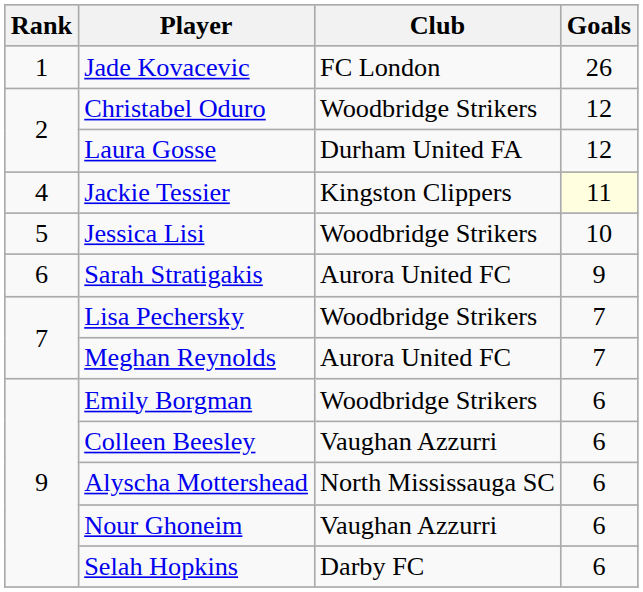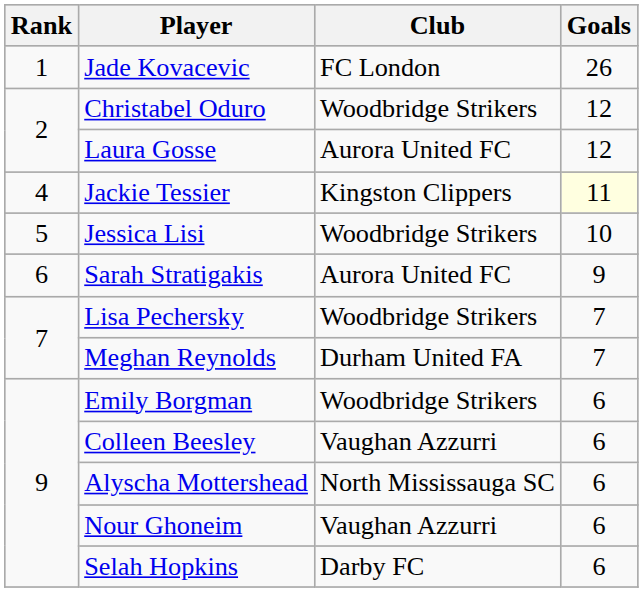(421, 150) Durham United FA -> (416, 150) Aurora United FC
(416, 358) Aurora United FC -> (421, 358) Durham United FA
